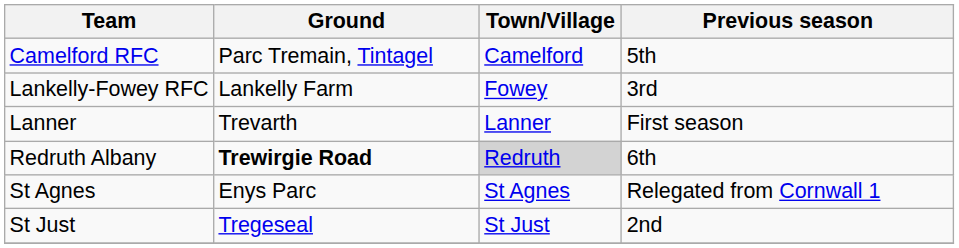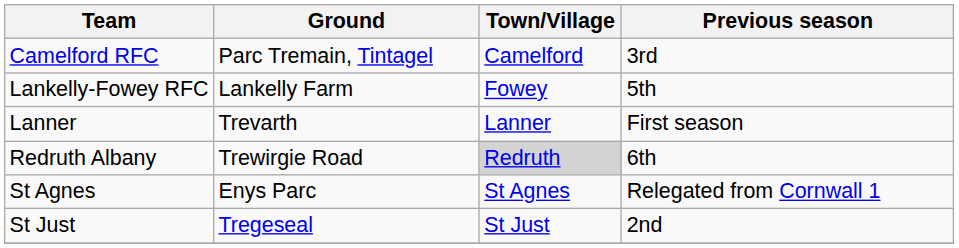(642, 55) 5th -> (642, 55) 3rd
(642, 89) 3rd -> (642, 89) 5th
(295, 157) bold -> (291, 157) normal
